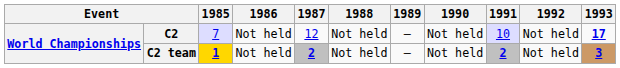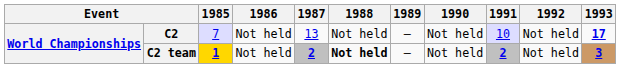(311, 34) 12 -> (311, 34) 13
(359, 53) normal -> (359, 53) bold
